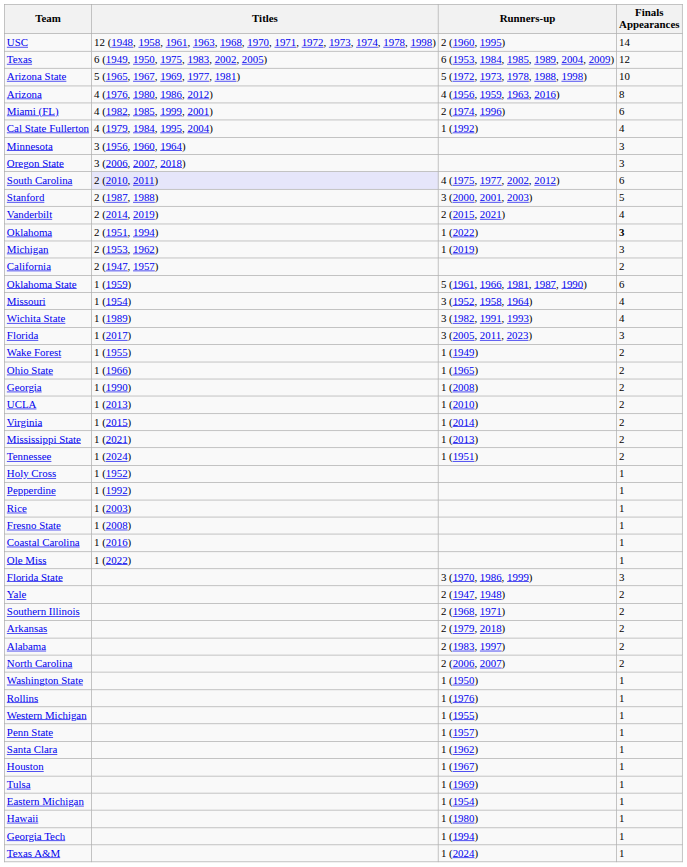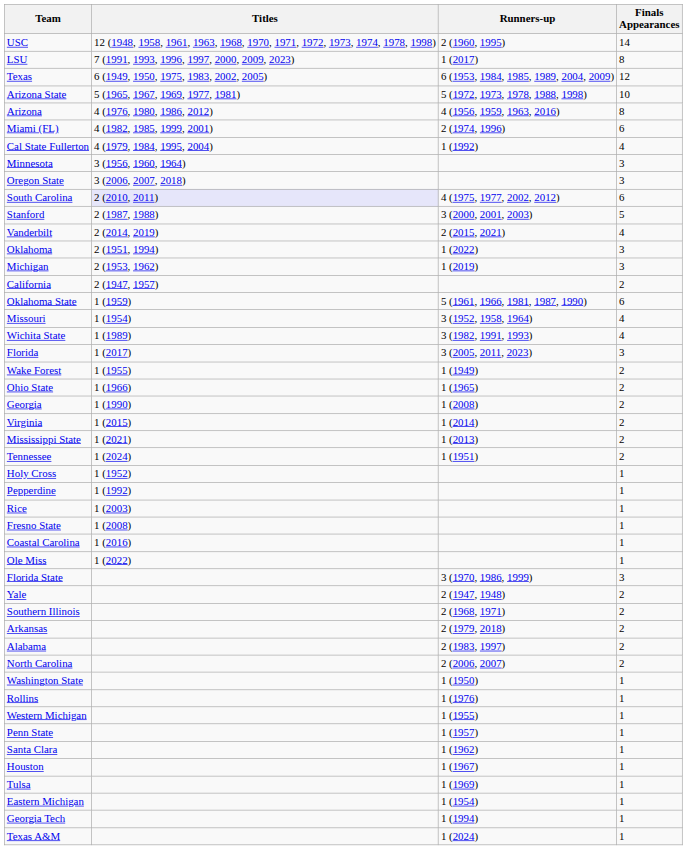+ row: (17, 59)
(622, 232) bold -> (622, 249) normal
- row: (22, 404)
- row: (23, 819)
